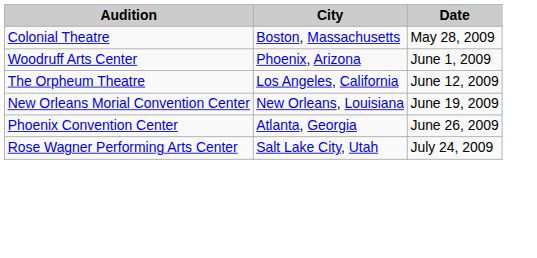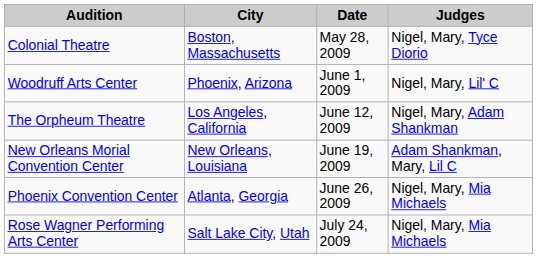+ column: (460, 15)
